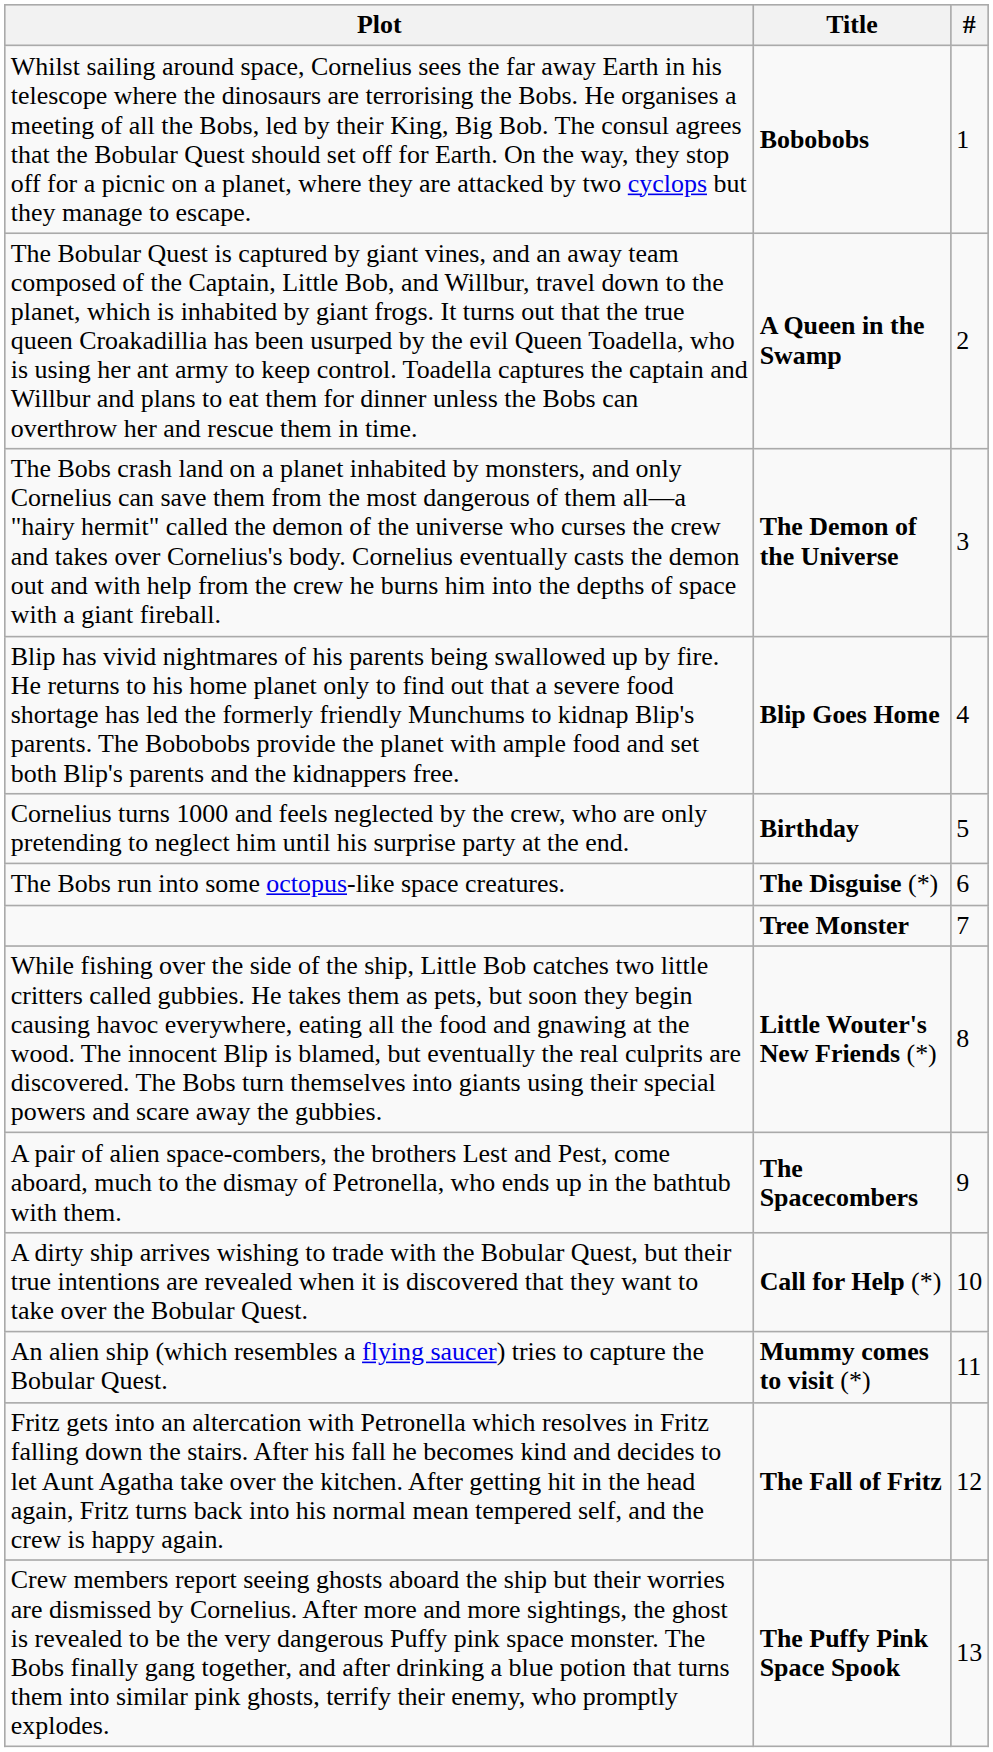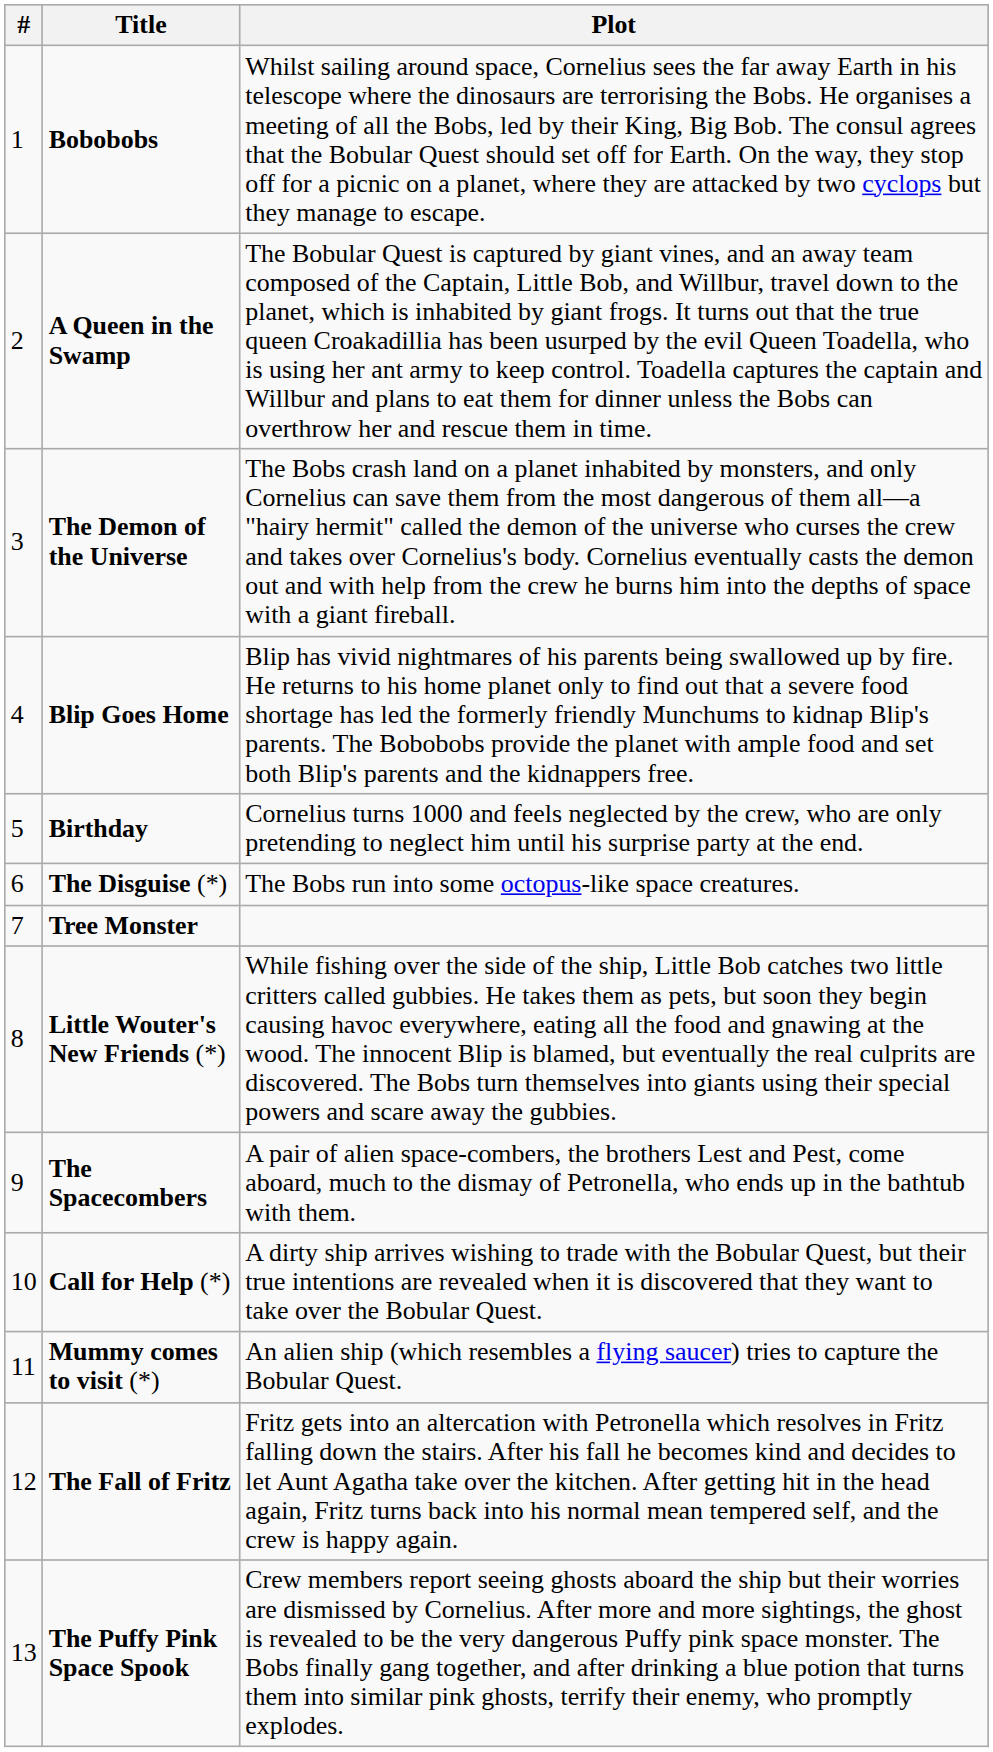columns swapped: (969, 25) <-> (379, 25)
